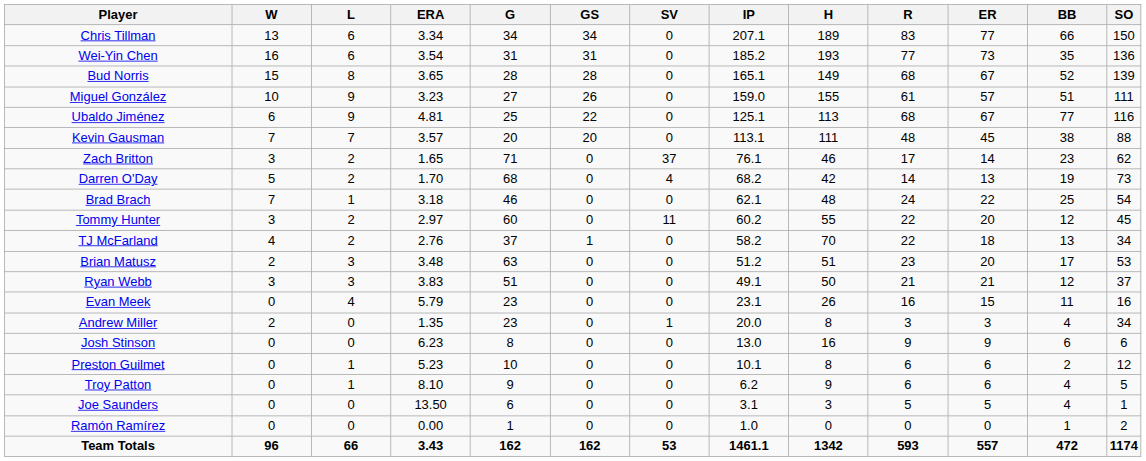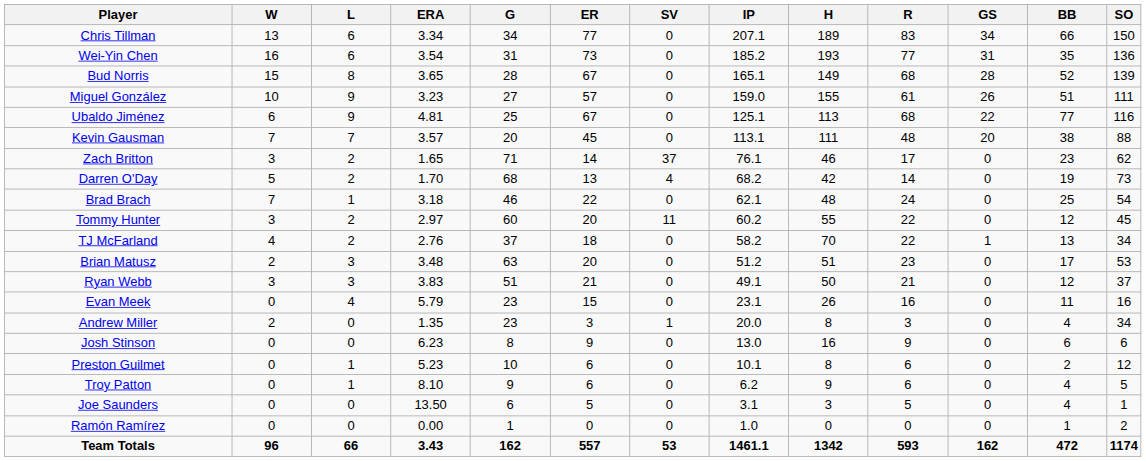columns swapped: (590, 14) <-> (987, 14)
